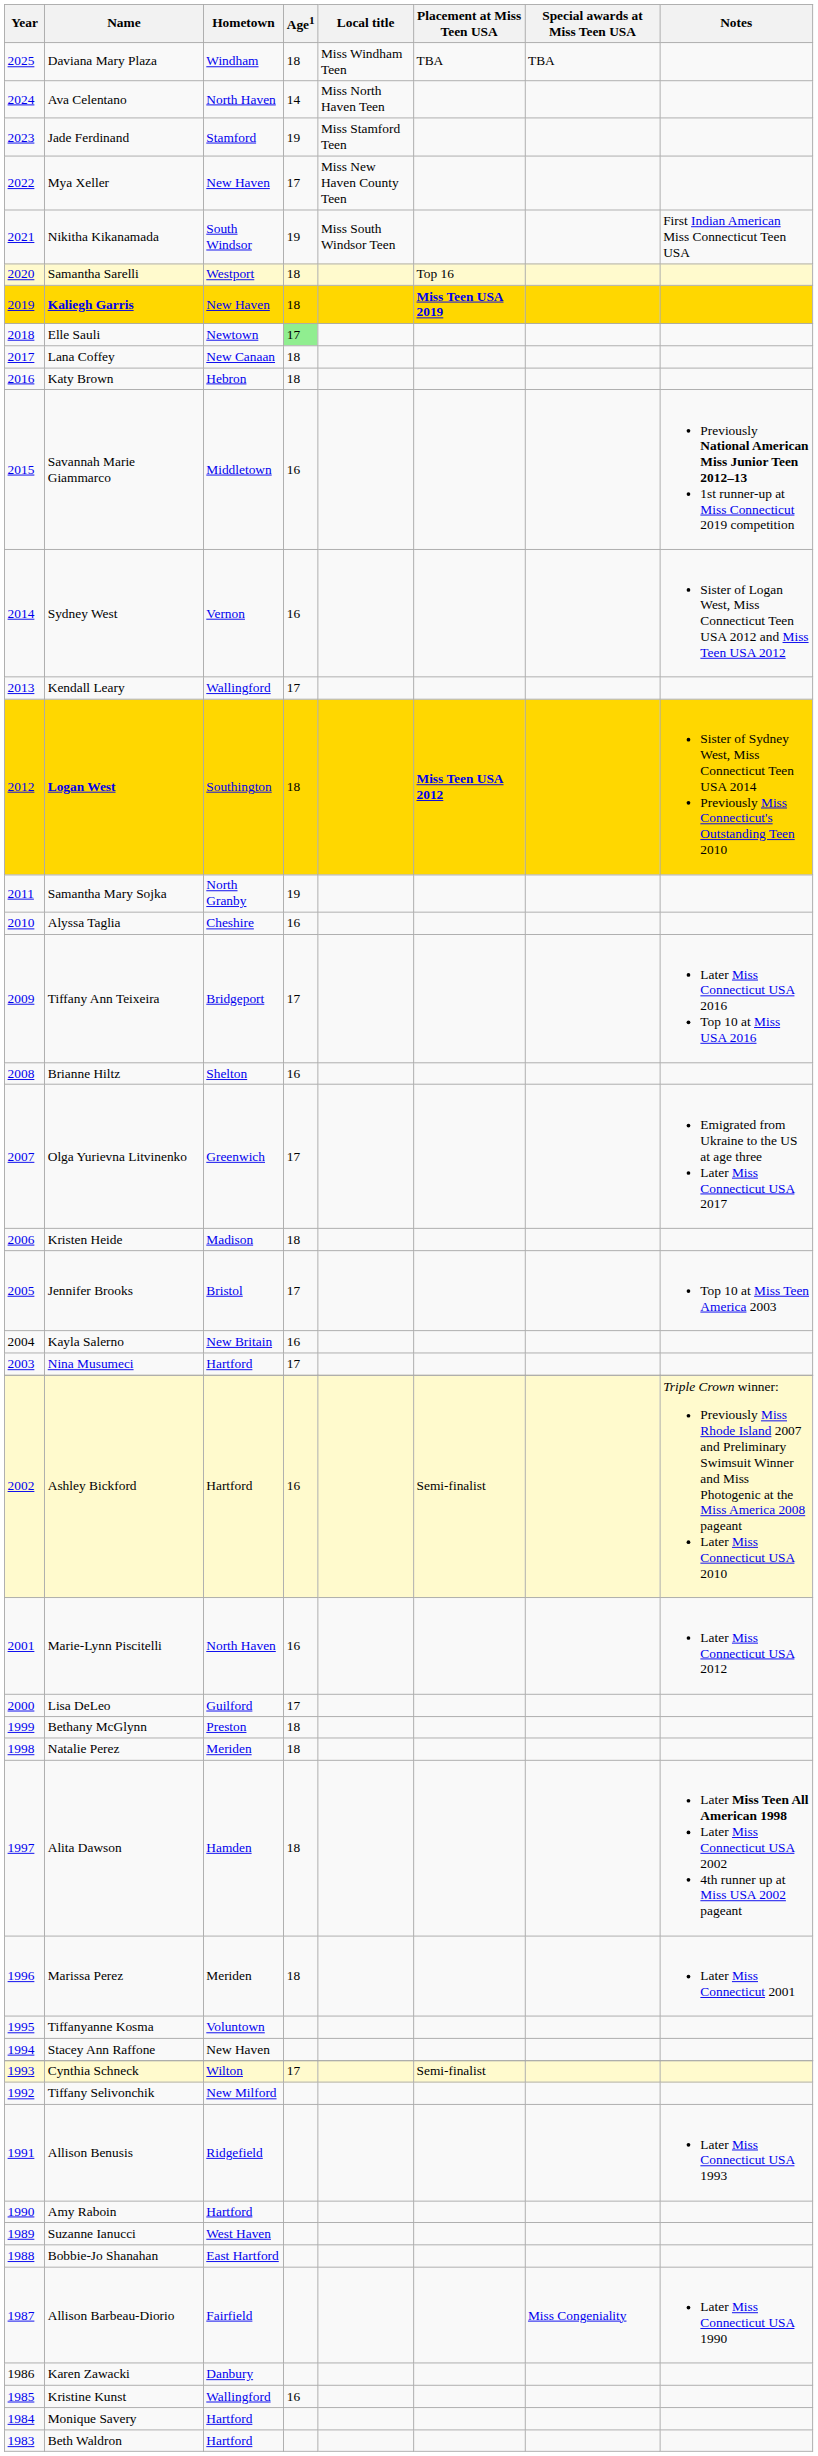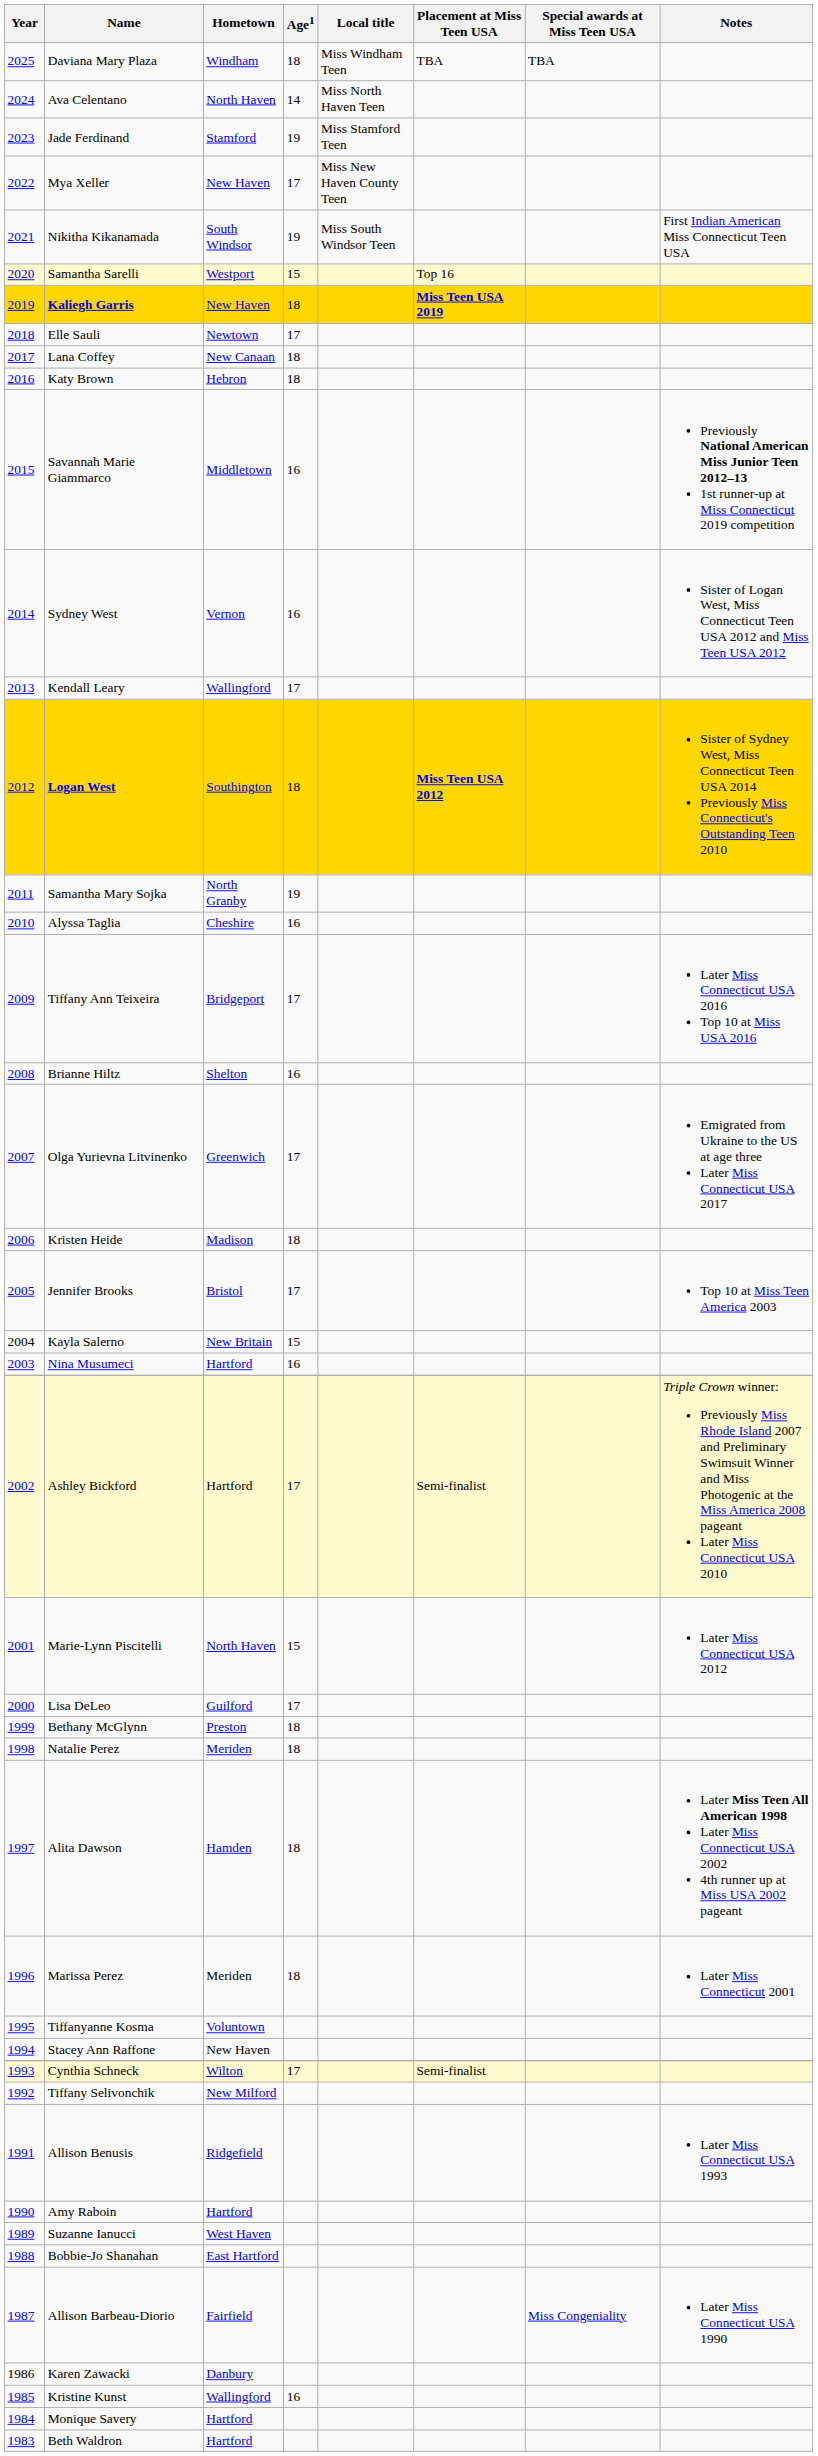(293, 274) 18 -> (293, 274) 15
(293, 334) lightgreen background -> (293, 334) no background
(293, 1342) 16 -> (293, 1342) 15
(293, 1364) 17 -> (293, 1364) 16
(293, 1486) 16 -> (293, 1486) 17
(293, 1646) 16 -> (293, 1646) 15
